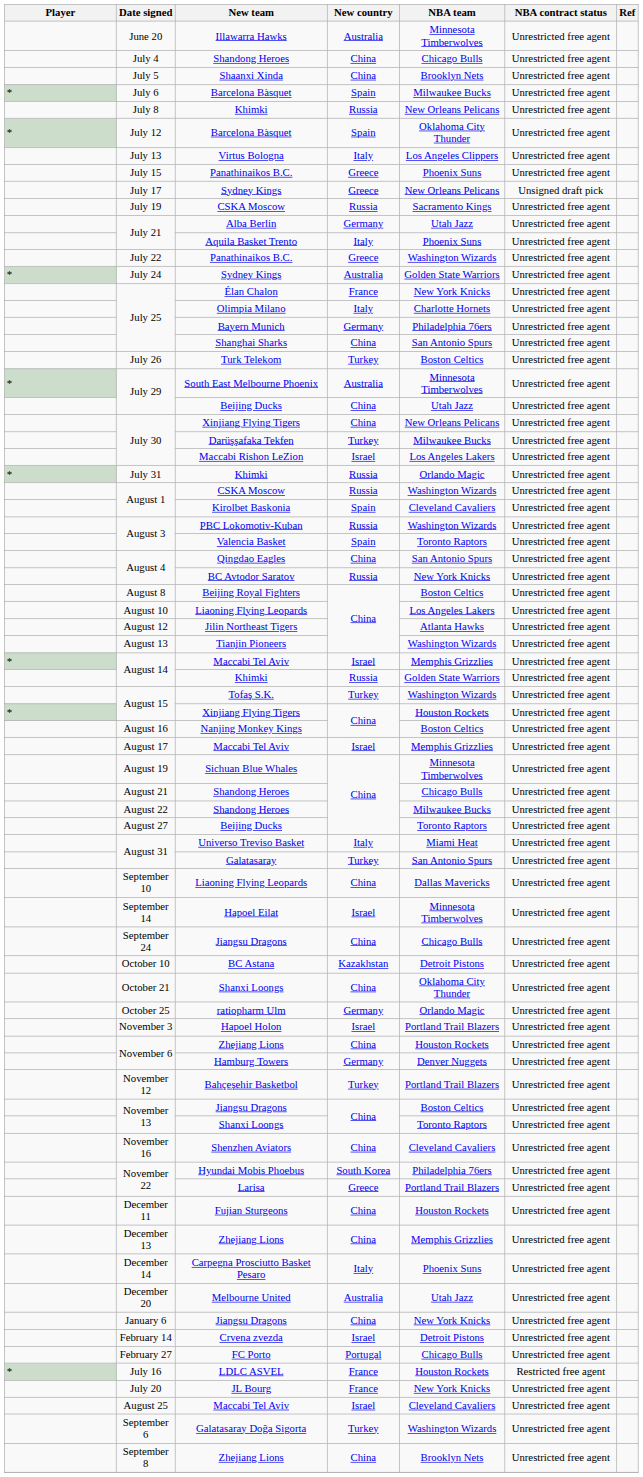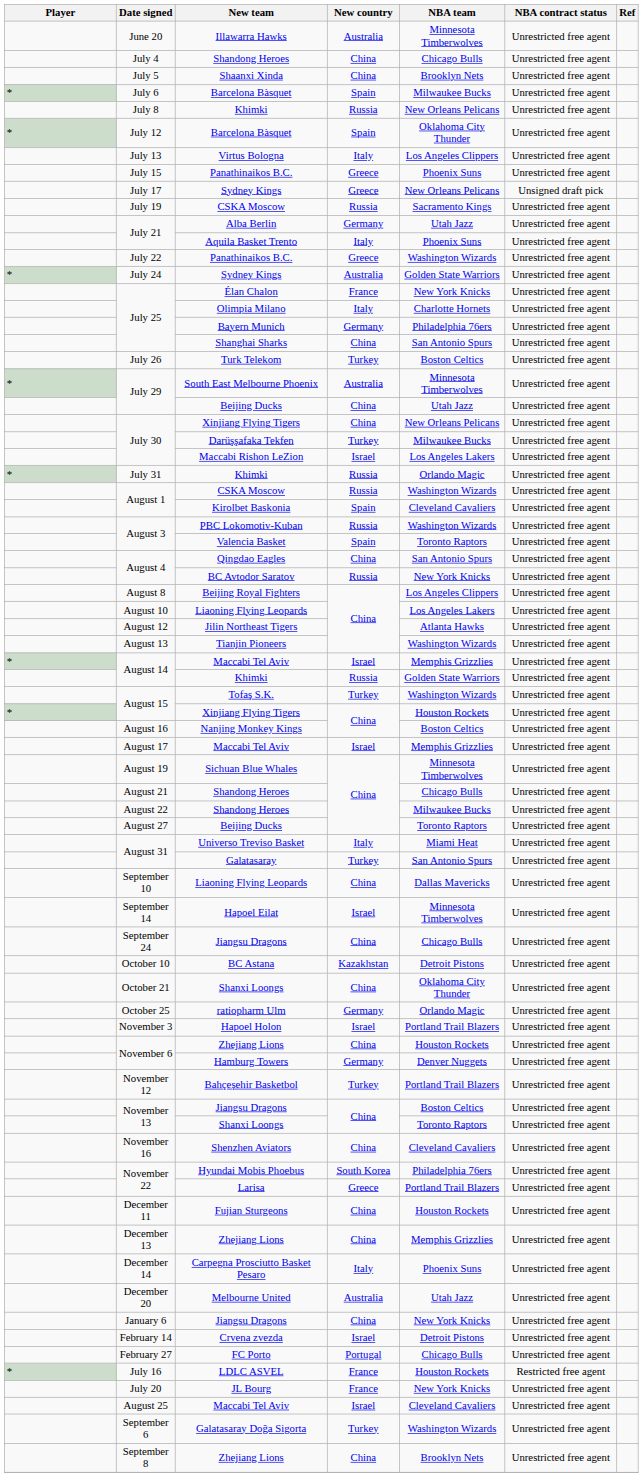(452, 593) Boston Celtics -> (452, 593) Los Angeles Clippers
